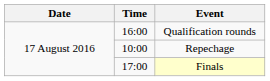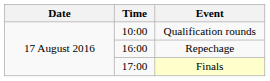(135, 31) 16:00 -> (135, 31) 10:00
(135, 48) 10:00 -> (135, 48) 16:00
